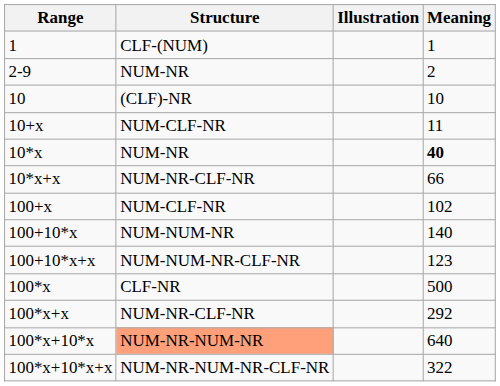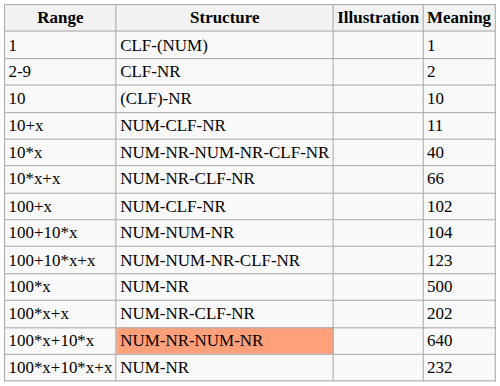(155, 71) NUM-NR -> (150, 71) CLF-NR
(155, 152) NUM-NR -> (225, 152) NUM-NR-NUM-NR-CLF-NR
(435, 152) bold -> (435, 152) normal
(440, 233) 140 -> (440, 233) 104
(150, 286) CLF-NR -> (155, 286) NUM-NR
(440, 313) 292 -> (440, 313) 202
(225, 367) NUM-NR-NUM-NR-CLF-NR -> (155, 367) NUM-NR
(440, 367) 322 -> (440, 367) 232
